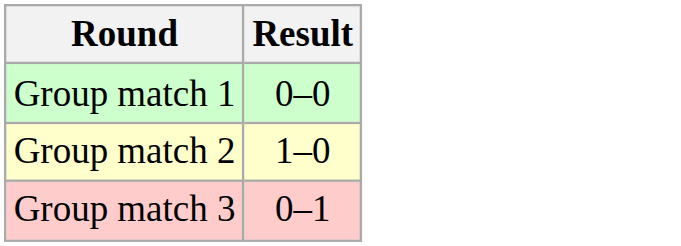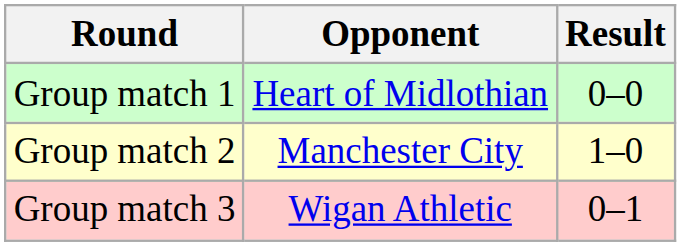+ column: (400, 33)
